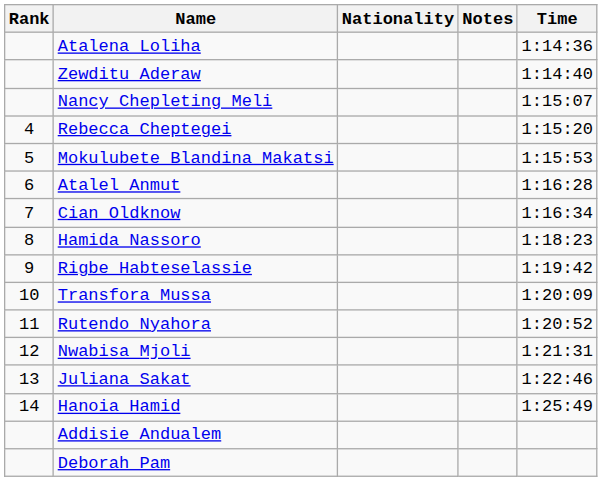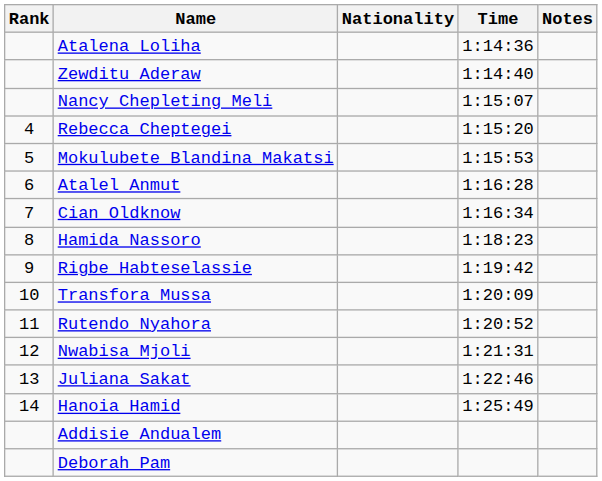columns swapped: (557, 19) <-> (488, 19)
